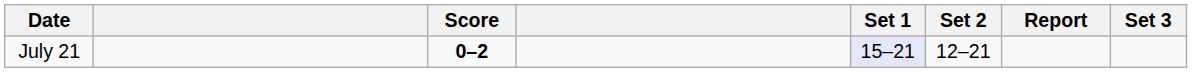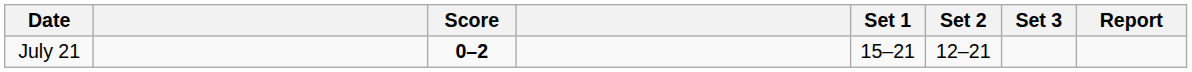columns swapped: (1148, 21) <-> (1056, 21)
(888, 51) lavender background -> (888, 51) no background
